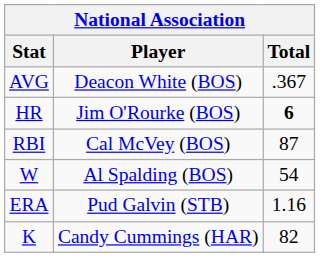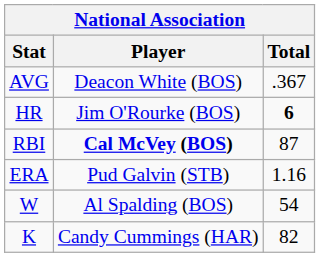(158, 143) normal -> (158, 143) bold
rows swapped: (29, 174) <-> (29, 205)
